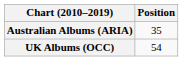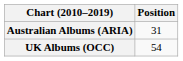(156, 30) 35 -> (156, 30) 31
